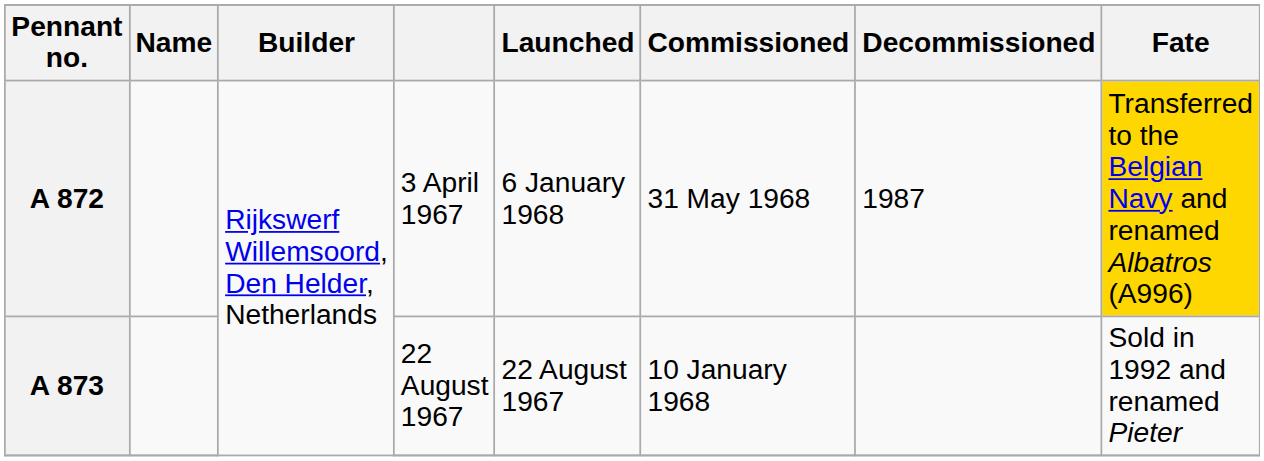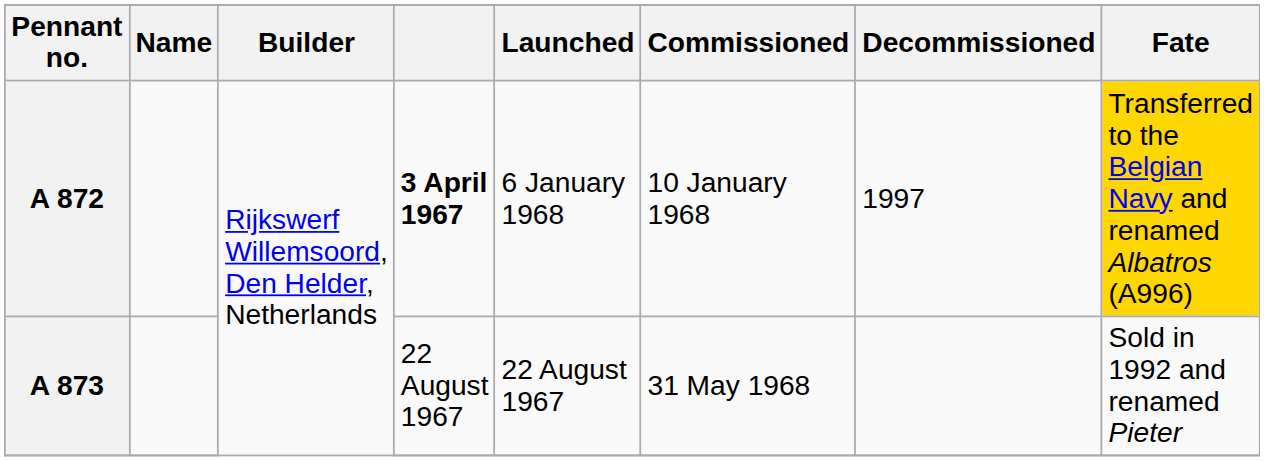(440, 198) normal -> (444, 198) bold
(729, 198) 31 May 1968 -> (717, 198) 10 January 1968
(894, 198) 1987 -> (894, 198) 1997
(717, 385) 10 January 1968 -> (729, 385) 31 May 1968
